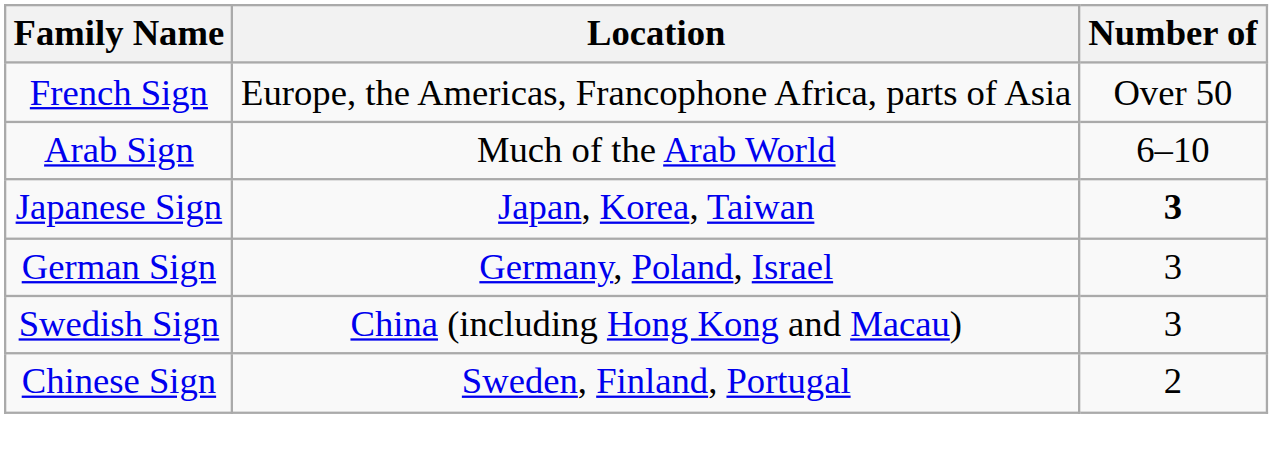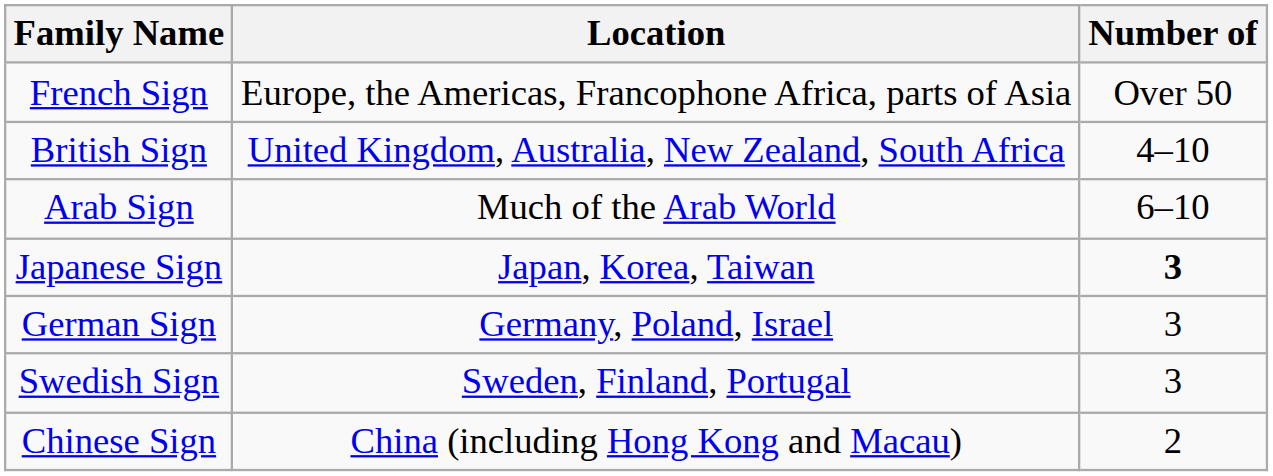+ row: (119, 149)
(656, 324) China (including Hong Kong and Macau) -> (656, 382) Sweden, Finland, Portugal
(656, 382) Sweden, Finland, Portugal -> (656, 440) China (including Hong Kong and Macau)
